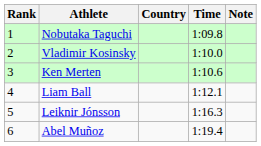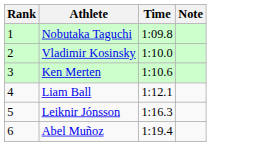- column: (164, 14)
